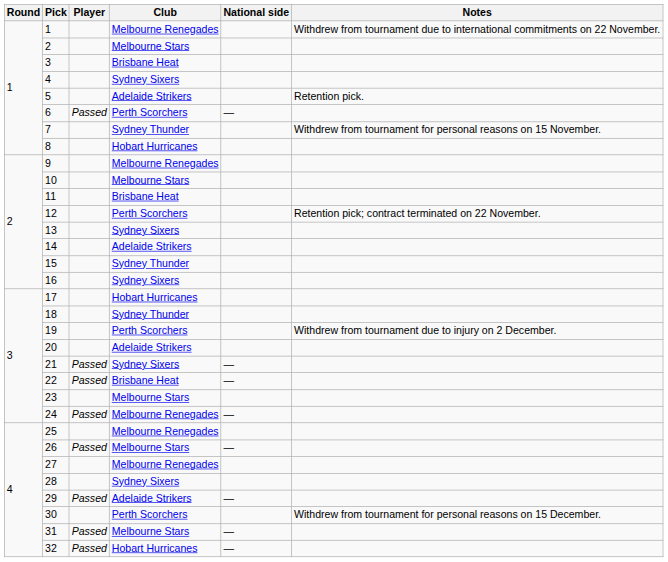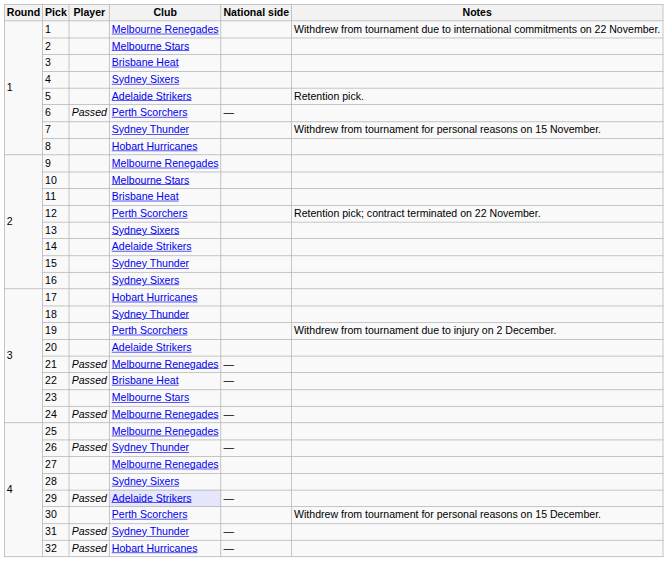(146, 364) Sydney Sixers -> (165, 364) Melbourne Renegades
(150, 448) Melbourne Stars -> (150, 448) Sydney Thunder
(152, 498) no background -> (152, 498) lavender background
(150, 532) Melbourne Stars -> (150, 532) Sydney Thunder
